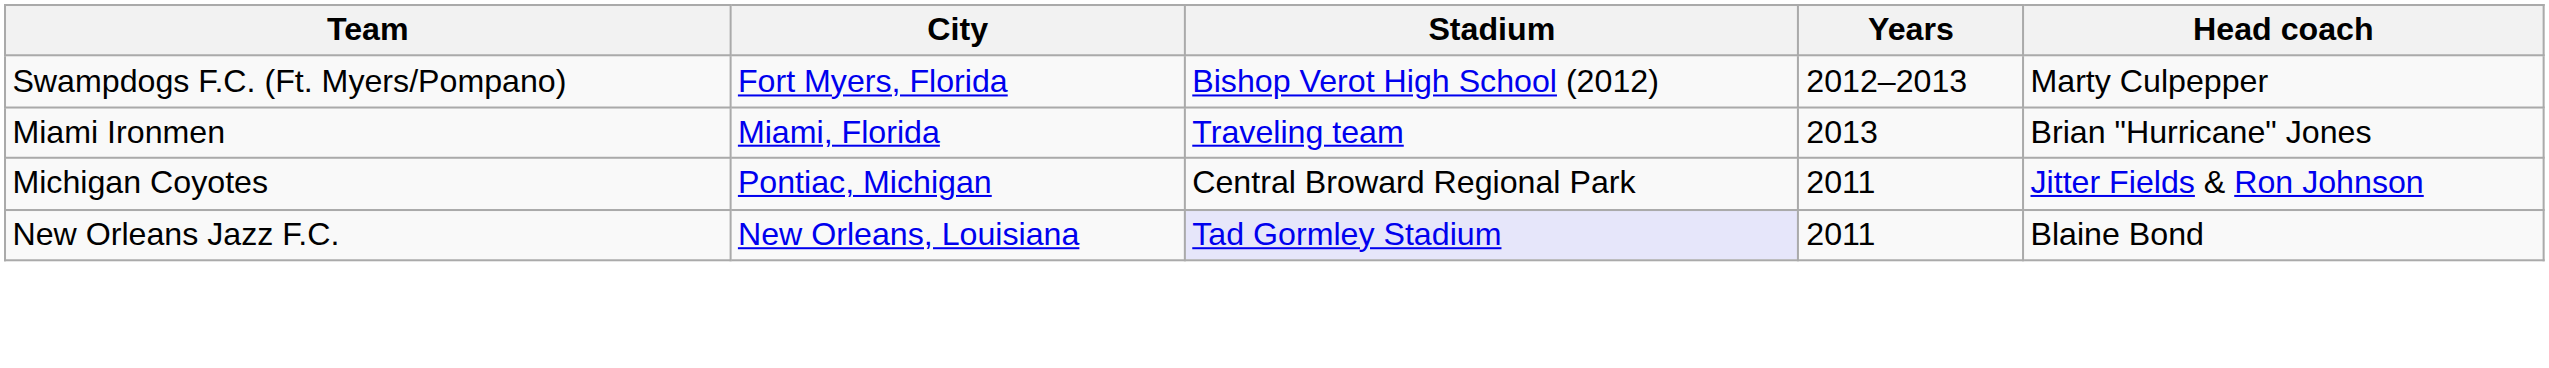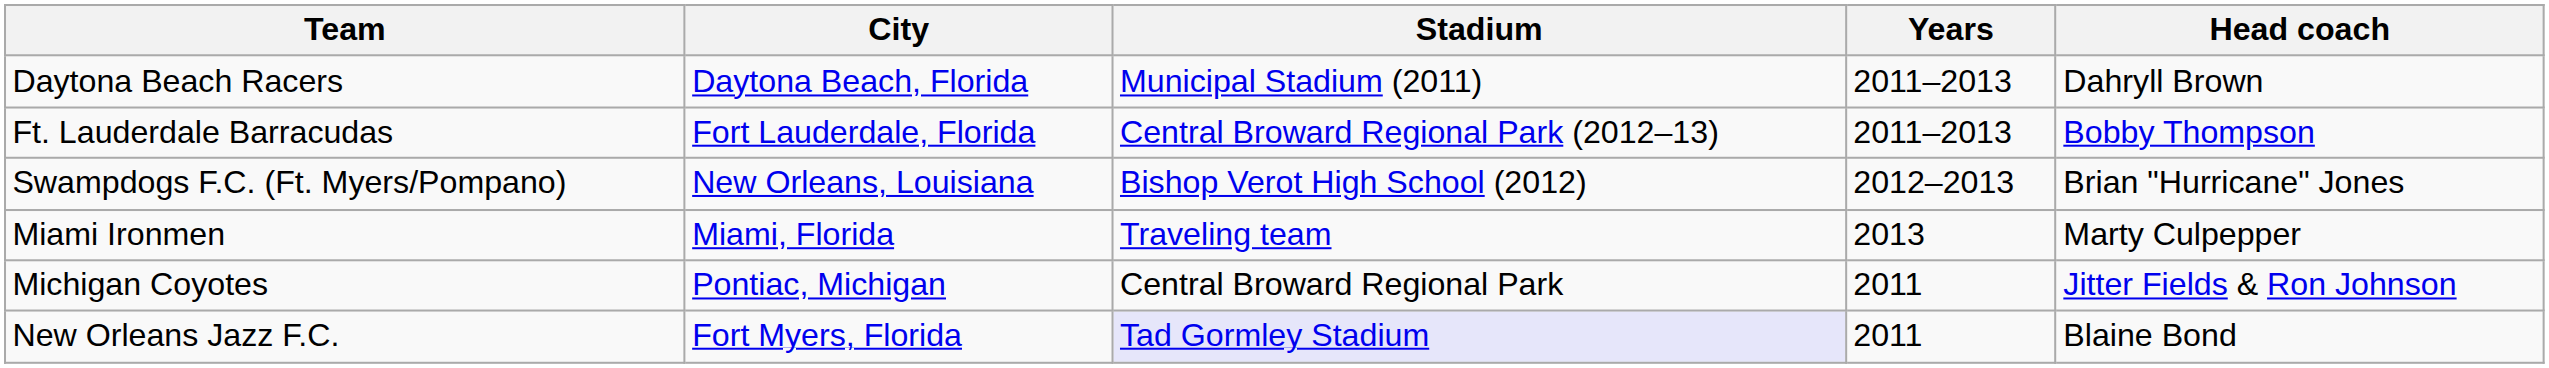+ row: (178, 81)
+ row: (203, 132)
(873, 81) Fort Myers, Florida -> (863, 183) New Orleans, Louisiana
(2149, 81) Marty Culpepper -> (2234, 183) Brian "Hurricane" Jones
(2201, 132) Brian "Hurricane" Jones -> (2182, 234) Marty Culpepper
(909, 234) New Orleans, Louisiana -> (827, 336) Fort Myers, Florida
